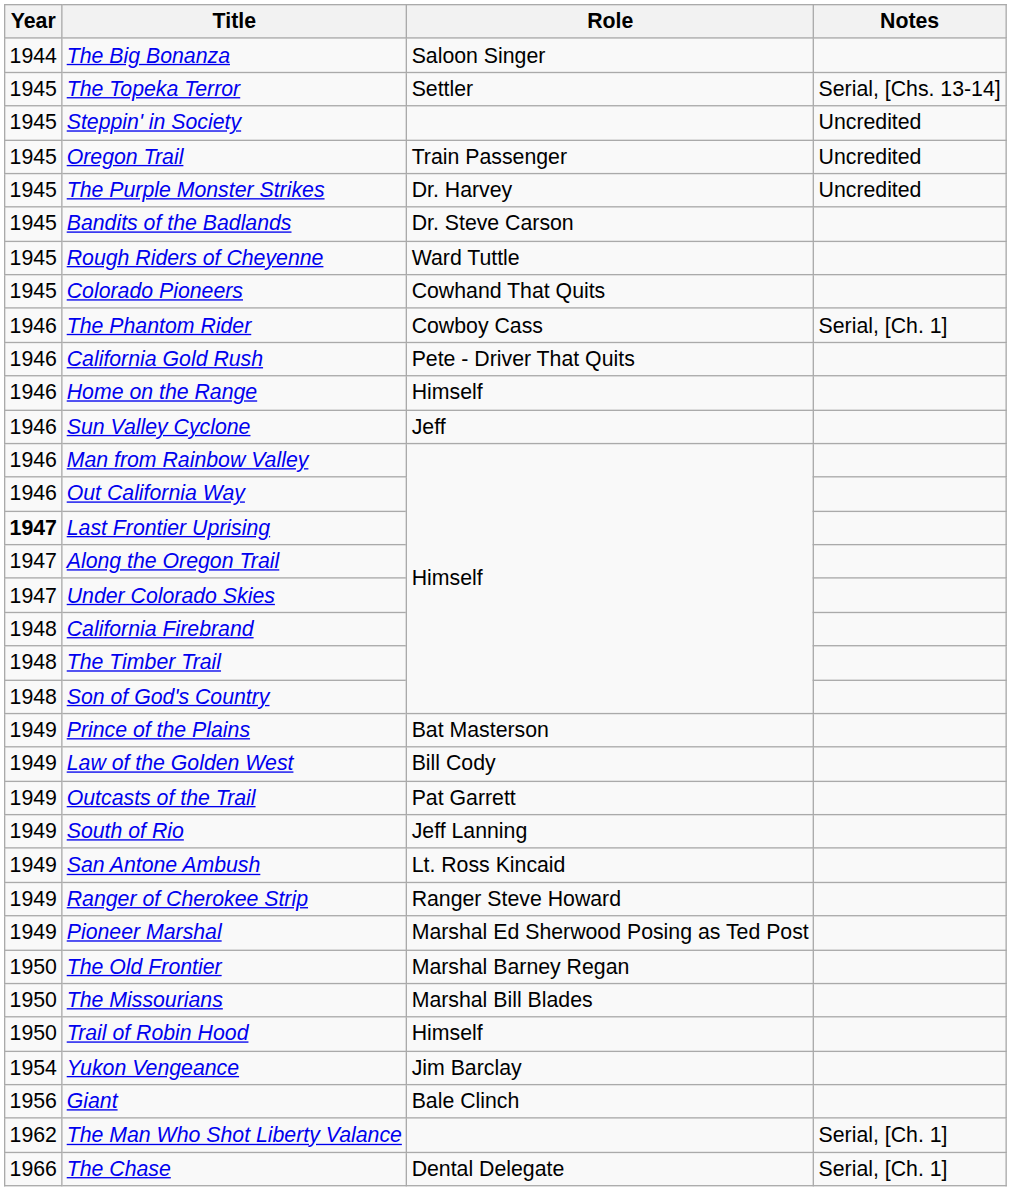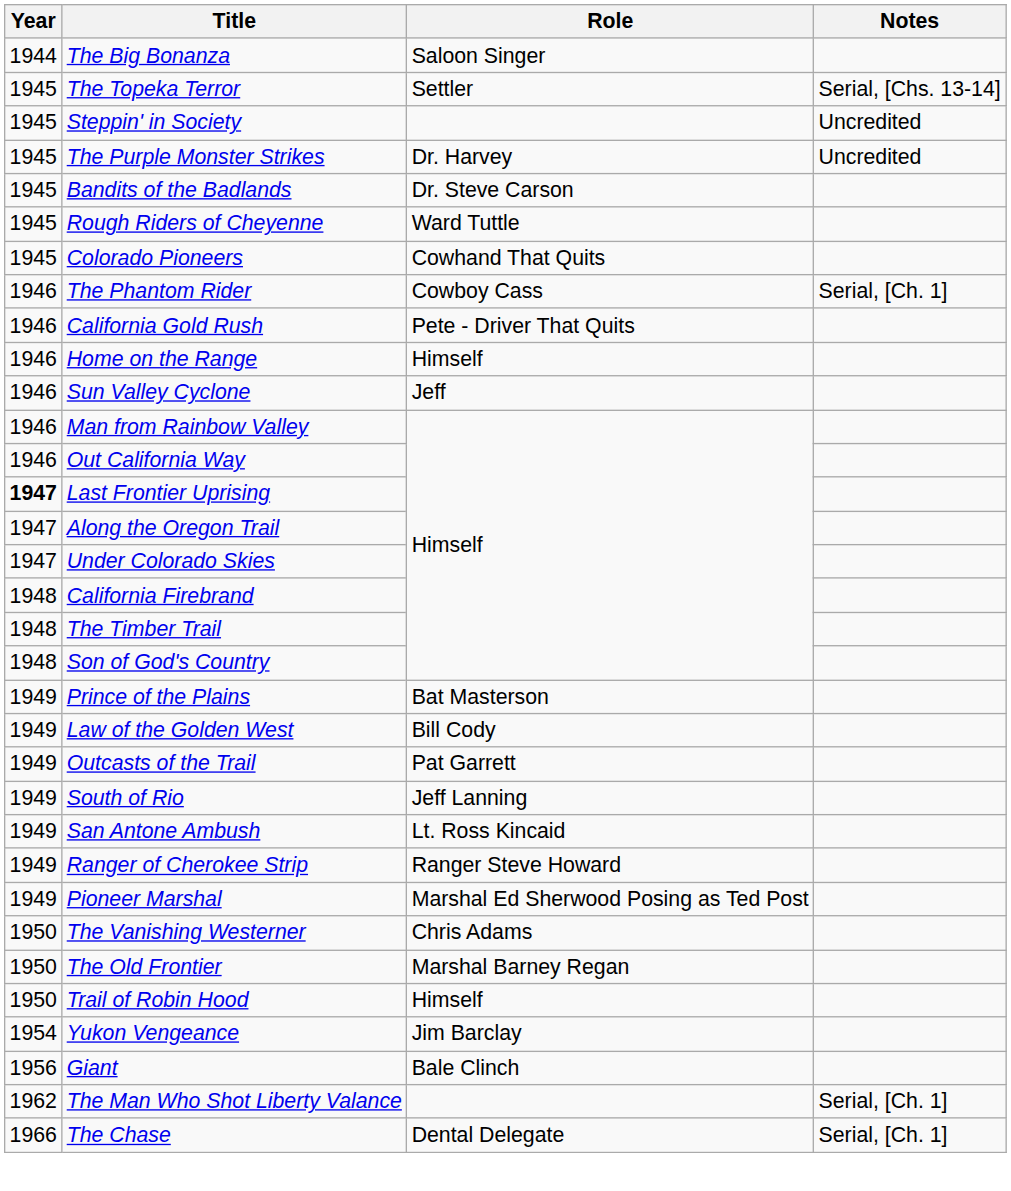- row: (125, 156)
+ row: (186, 932)
- row: (145, 1000)
